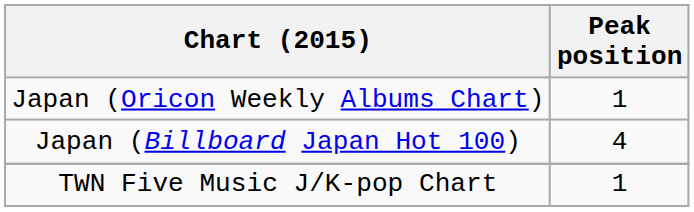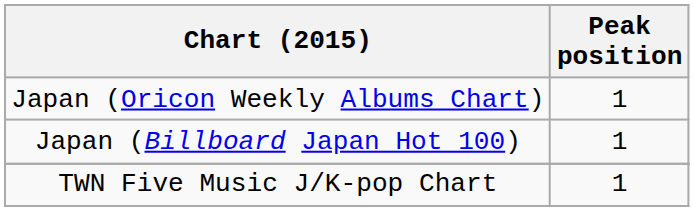(620, 142) 4 -> (620, 142) 1
